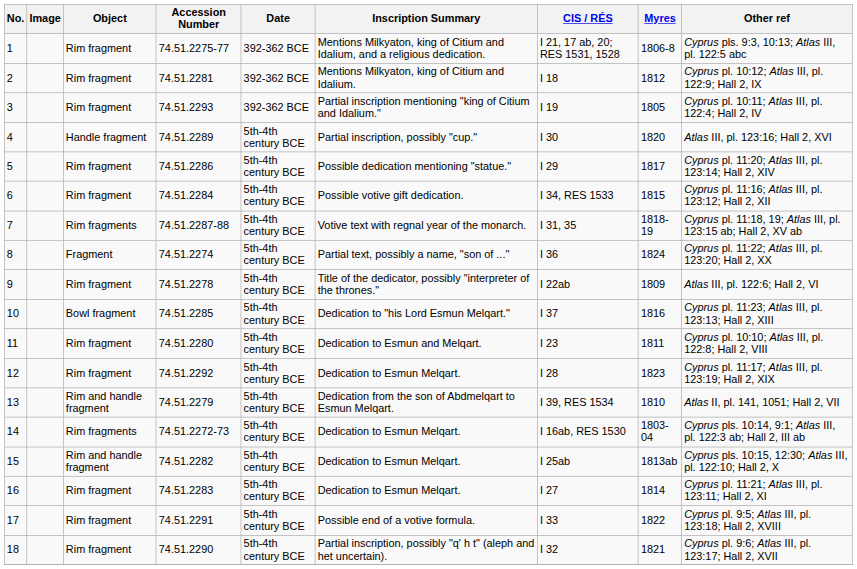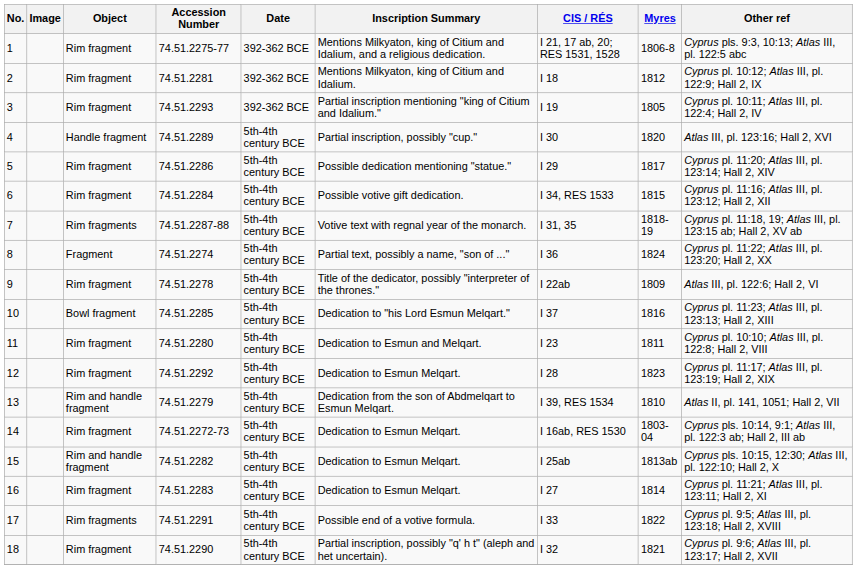(101, 432) Rim fragments -> (99, 432) Rim fragment
(99, 520) Rim fragment -> (101, 520) Rim fragments
